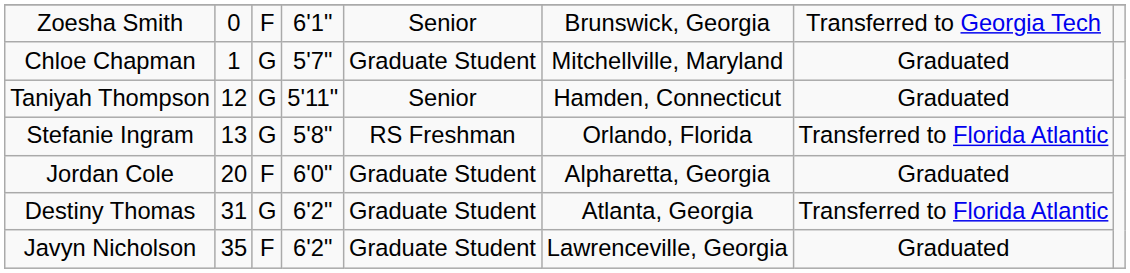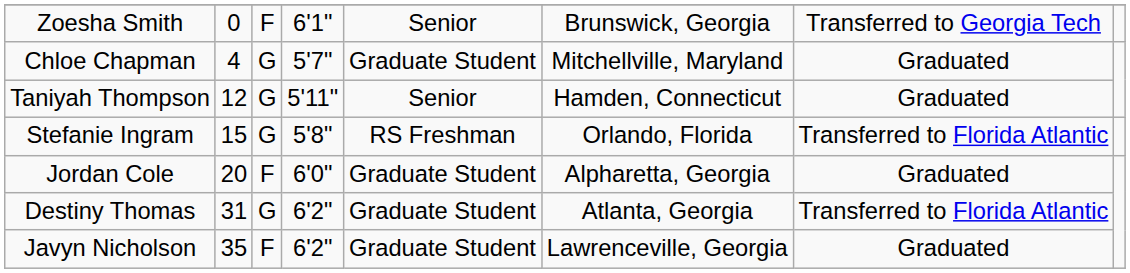(234, 60) 1 -> (234, 60) 4
(234, 135) 13 -> (234, 135) 15
